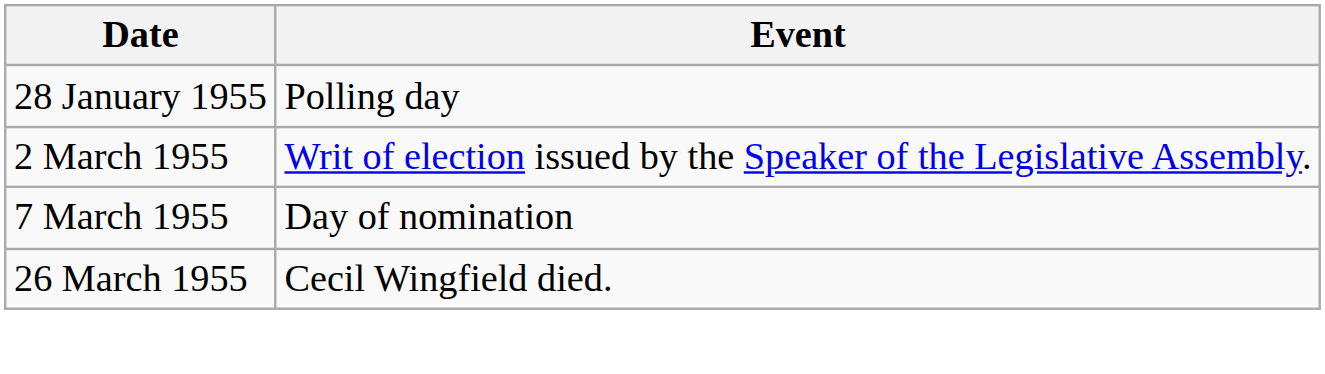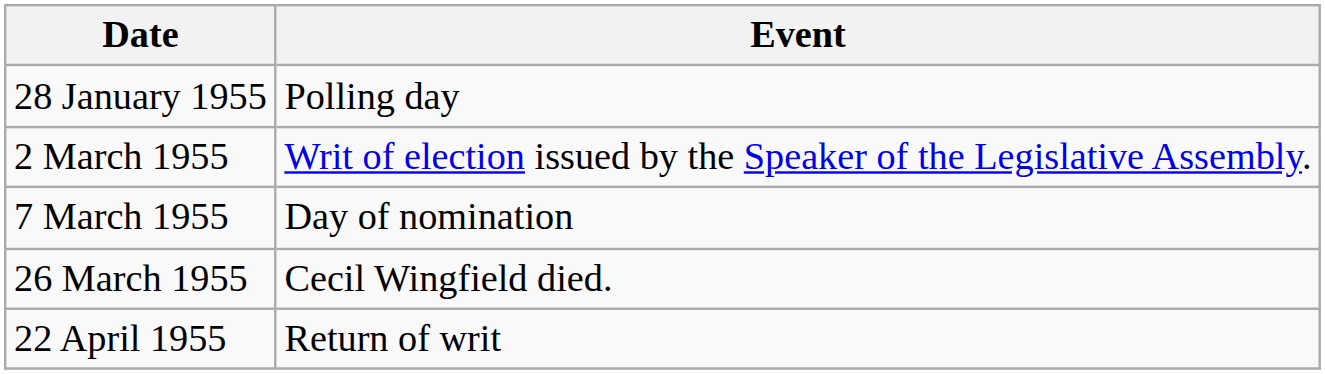+ row: (120, 338)
